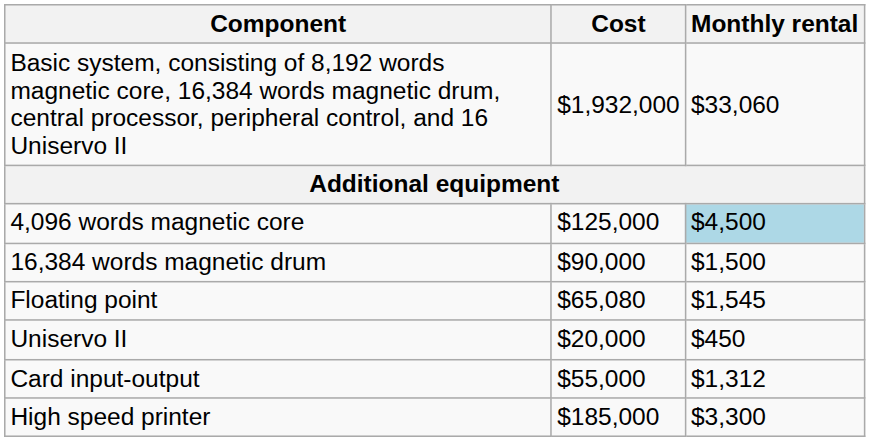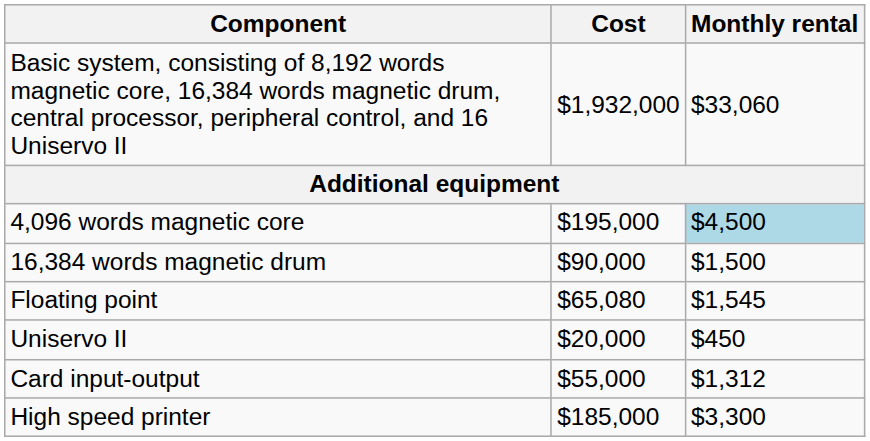(608, 223) $125,000 -> (608, 223) $195,000
